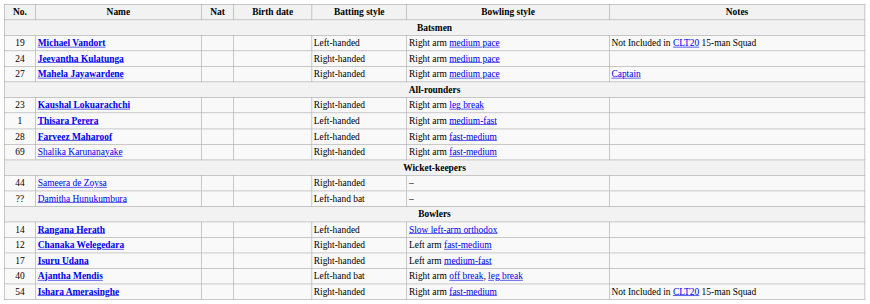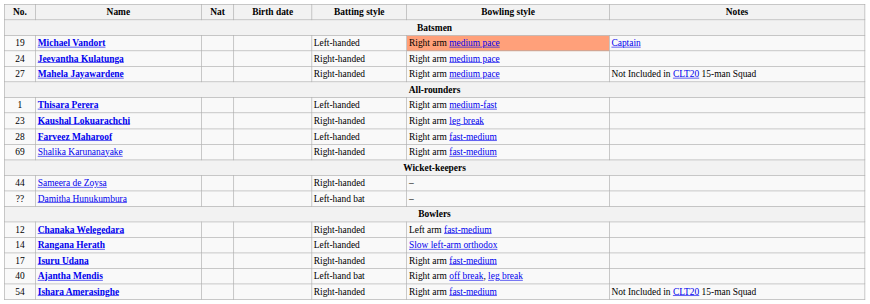(454, 43) no background -> (454, 43) lightsalmon background
(684, 43) Not Included in CLT20 15-man Squad -> (626, 43) Captain
(626, 74) Captain -> (684, 74) Not Included in CLT20 15-man Squad
rows swapped: (68, 121) <-> (84, 105)
rows swapped: (81, 245) <-> (71, 229)
(450, 261) Left arm medium-fast -> (453, 261) Right arm fast-medium
